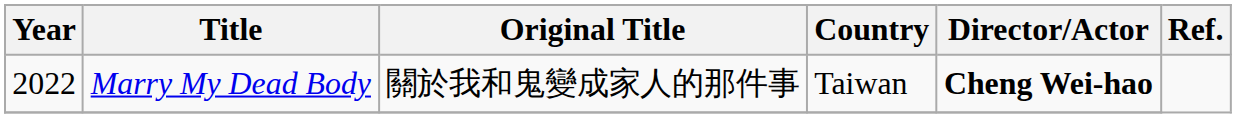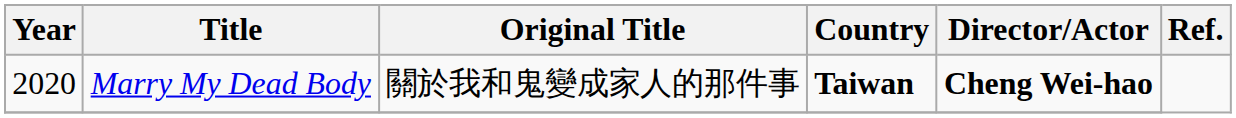(44, 83) 2022 -> (44, 83) 2020
(861, 83) normal -> (864, 83) bold
